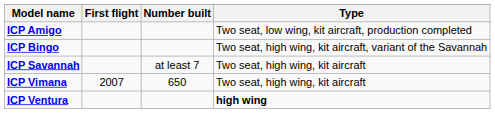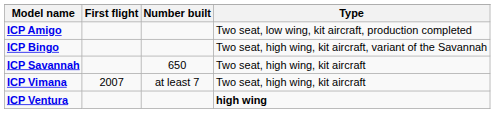(177, 65) at least 7 -> (177, 65) 650
(177, 83) 650 -> (177, 83) at least 7
